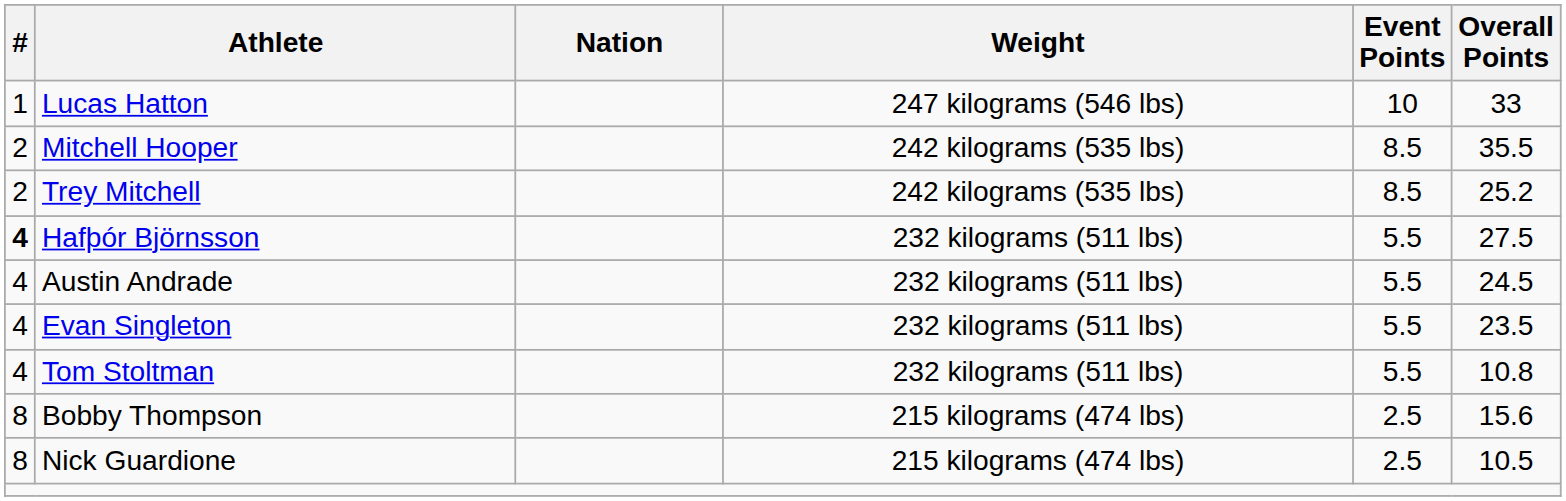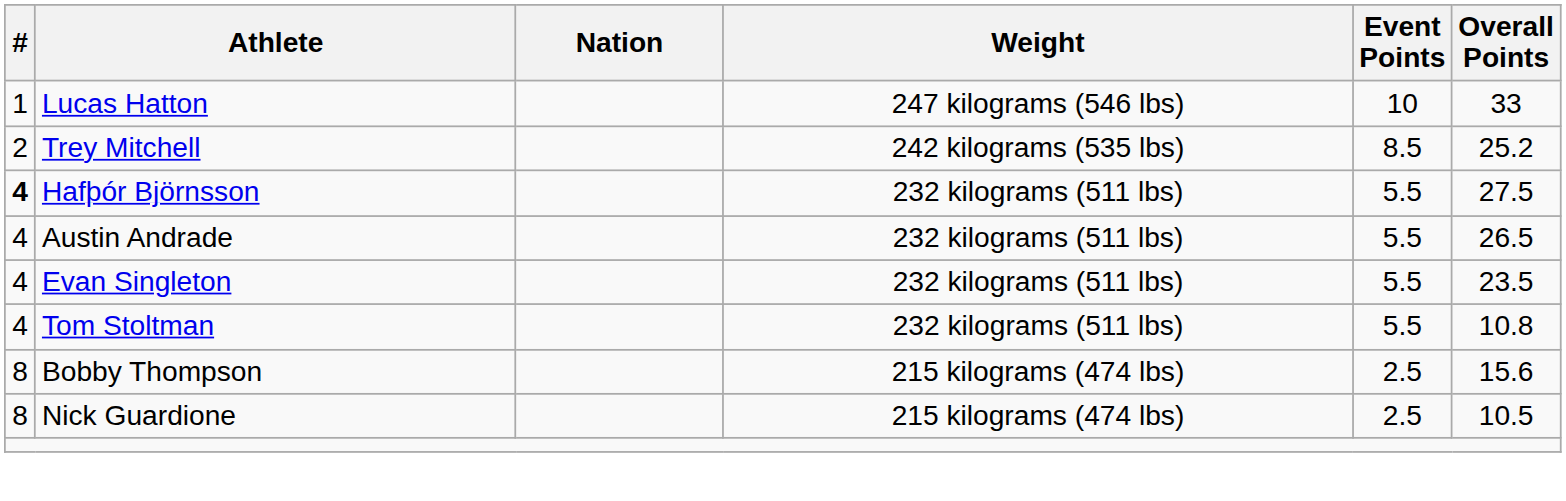- row: (140, 147)
(1506, 281) 24.5 -> (1506, 237) 26.5
